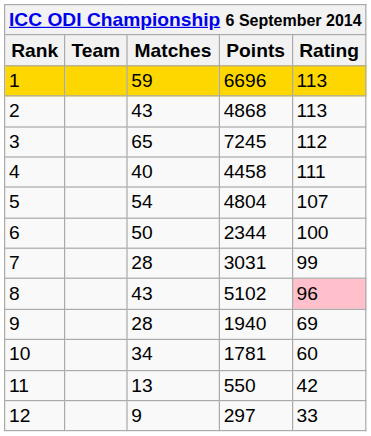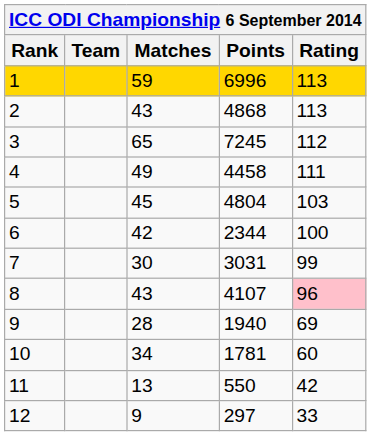(245, 80) 6696 -> (245, 80) 6996
(142, 171) 40 -> (142, 171) 49
(142, 202) 54 -> (142, 202) 45
(312, 202) 107 -> (312, 202) 103
(142, 232) 50 -> (142, 232) 42
(142, 263) 28 -> (142, 263) 30
(245, 293) 5102 -> (245, 293) 4107
